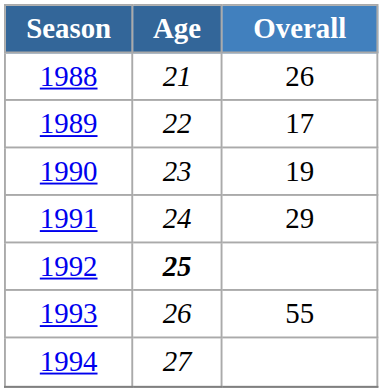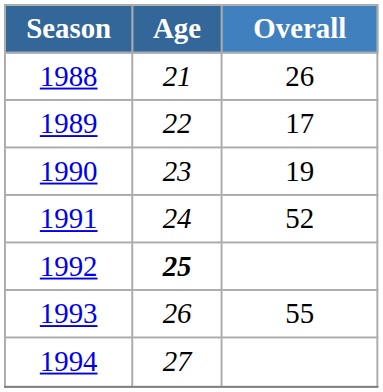(300, 218) 29 -> (300, 218) 52
